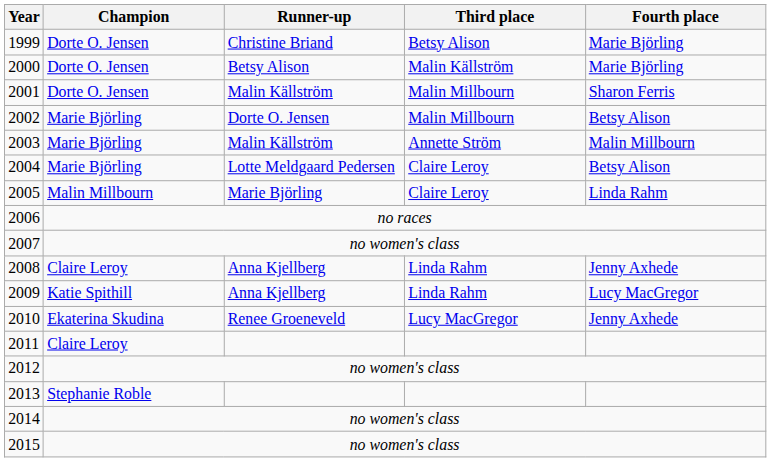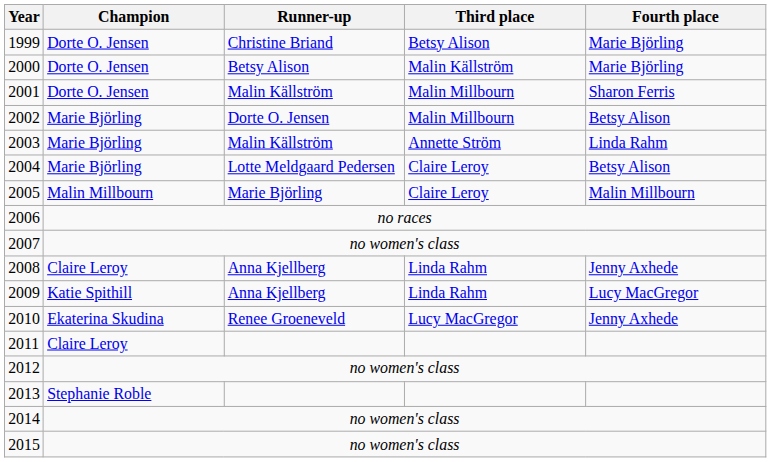(642, 142) Malin Millbourn -> (628, 142) Linda Rahm
(628, 192) Linda Rahm -> (642, 192) Malin Millbourn
